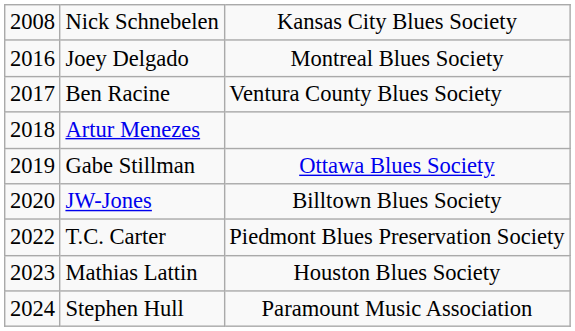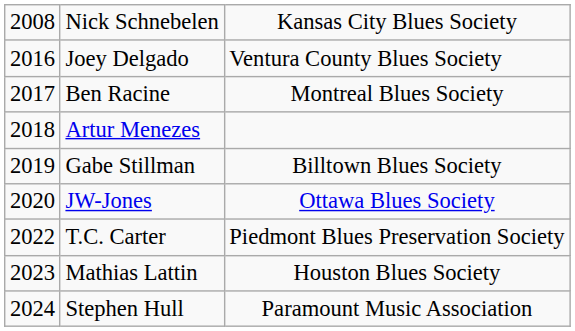(397, 58) Montreal Blues Society -> (366, 58) Ventura County Blues Society
(366, 93) Ventura County Blues Society -> (397, 93) Montreal Blues Society
(397, 165) Ottawa Blues Society -> (397, 165) Billtown Blues Society
(397, 201) Billtown Blues Society -> (397, 201) Ottawa Blues Society
